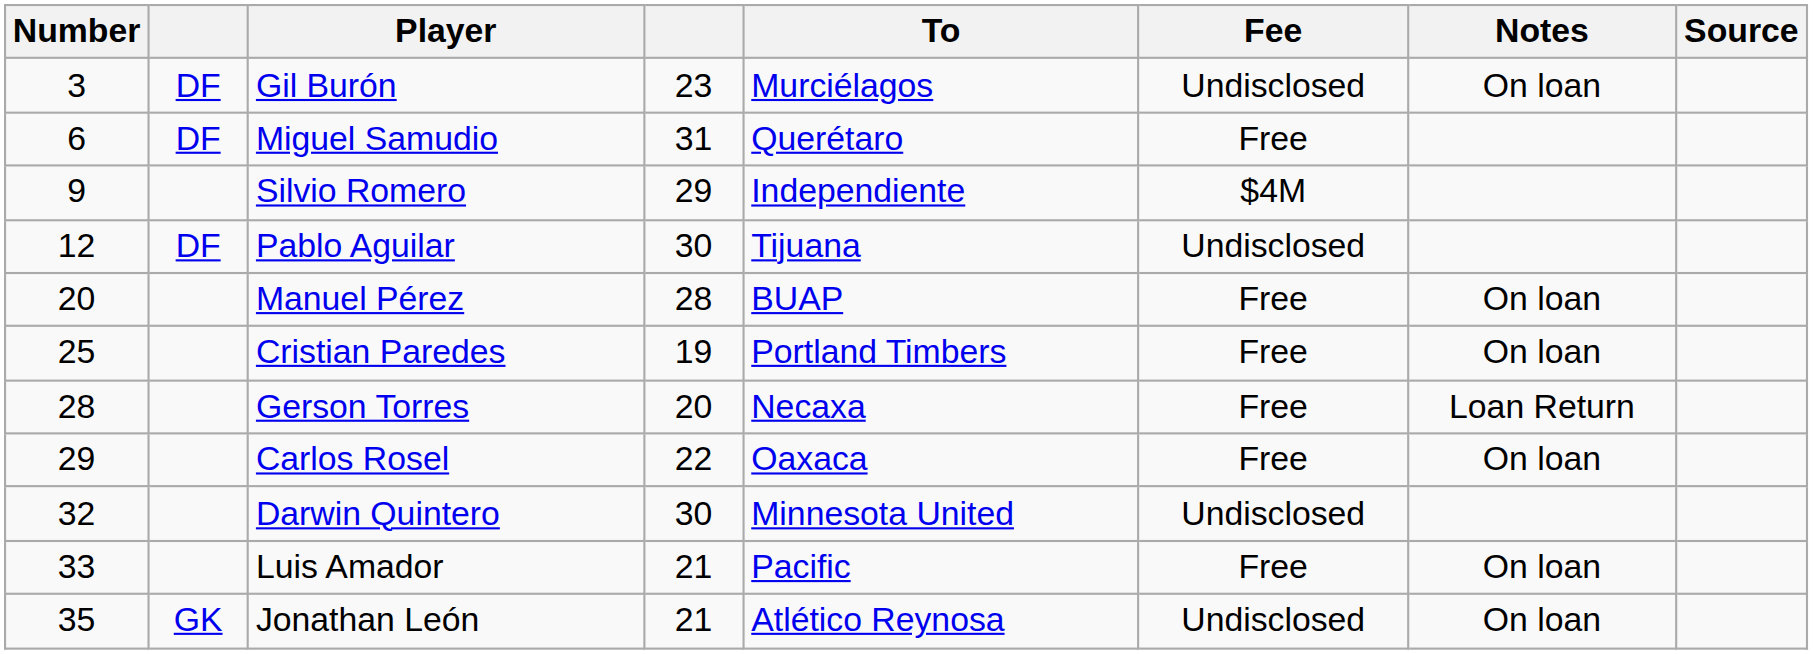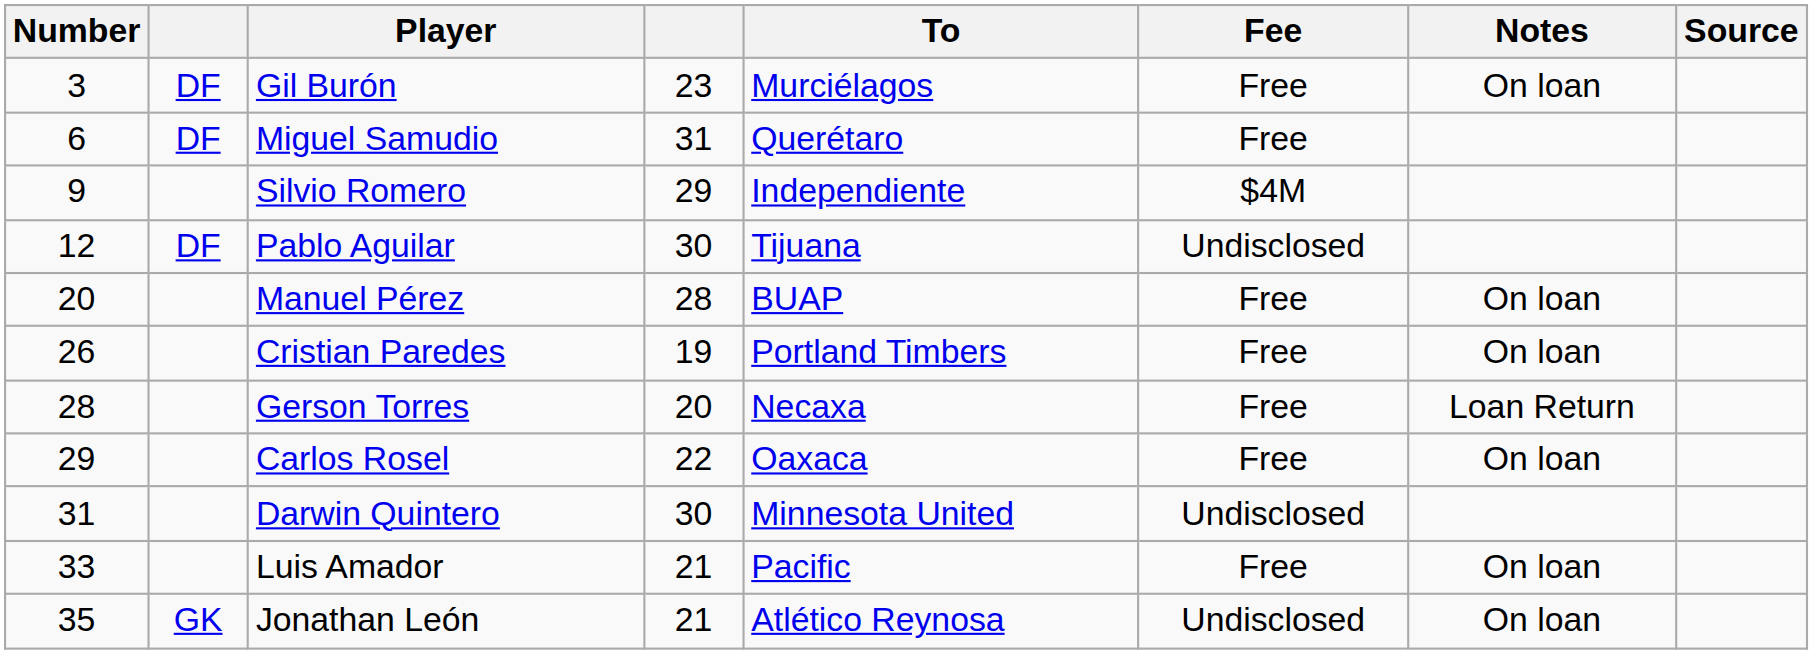(1273, 84) Undisclosed -> (1273, 84) Free
(77, 352) 25 -> (77, 352) 26
(77, 513) 32 -> (77, 513) 31
